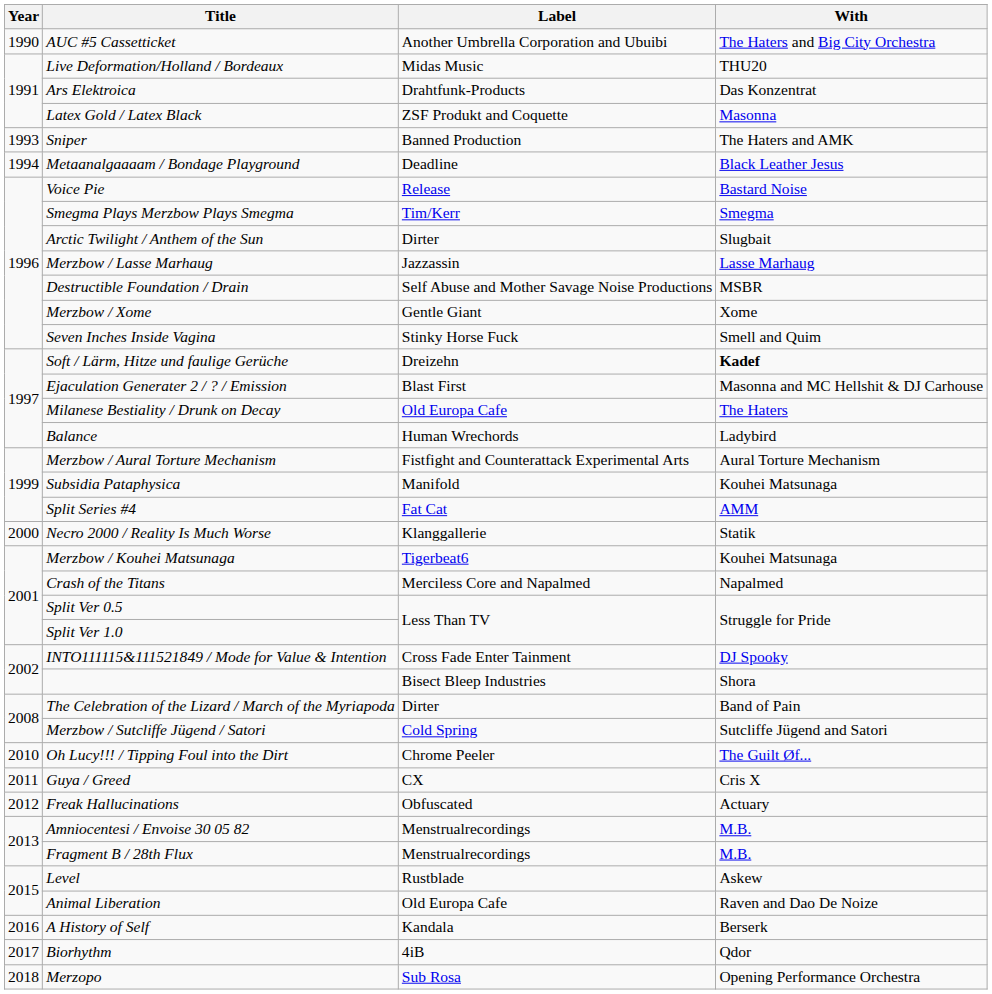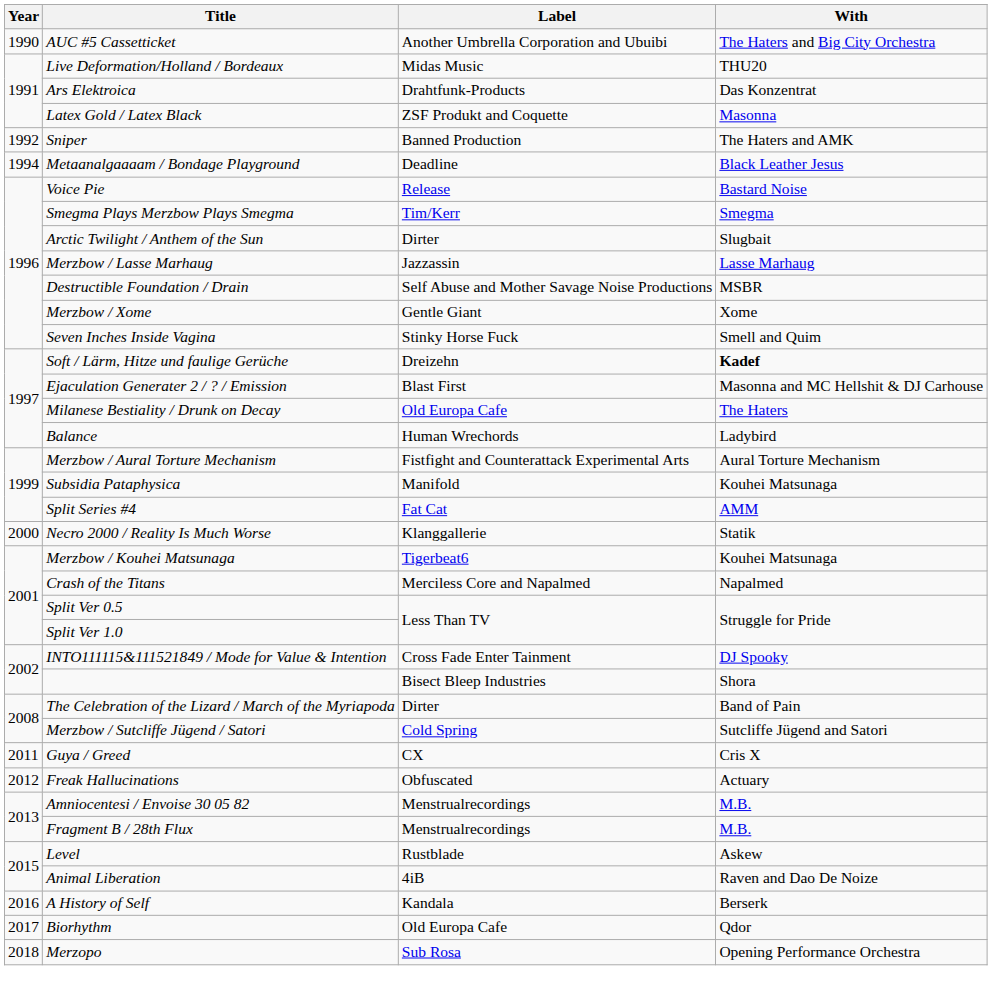(24, 139) 1993 -> (24, 139) 1992
- row: (167, 755)
(454, 902) Old Europa Cafe -> (413, 878) 4iB
(413, 952) 4iB -> (454, 927) Old Europa Cafe
